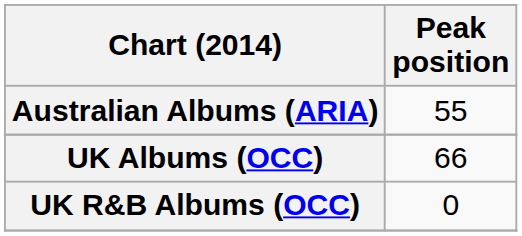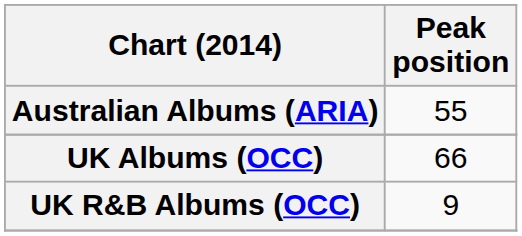(451, 205) 0 -> (451, 205) 9
